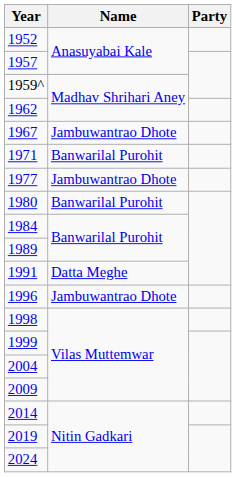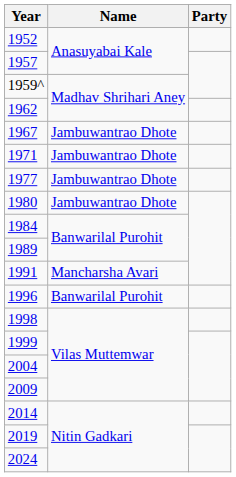(107, 156) Banwarilal Purohit -> (114, 156) Jambuwantrao Dhote
(107, 202) Banwarilal Purohit -> (114, 202) Jambuwantrao Dhote
(89, 272) Datta Meghe -> (105, 272) Mancharsha Avari
(114, 296) Jambuwantrao Dhote -> (107, 296) Banwarilal Purohit
